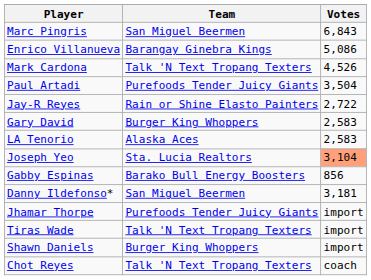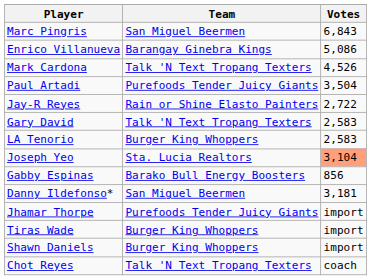(192, 121) Burger King Whoppers -> (219, 121) Talk 'N Text Tropang Texters
(162, 139) Alaska Aces -> (192, 139) Burger King Whoppers
(219, 230) Talk 'N Text Tropang Texters -> (192, 230) Burger King Whoppers
